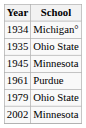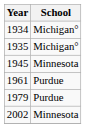(56, 47) Ohio State -> (56, 47) Michigan°
(56, 98) Ohio State -> (48, 98) Purdue
